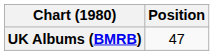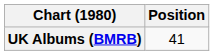(177, 38) 47 -> (177, 38) 41
